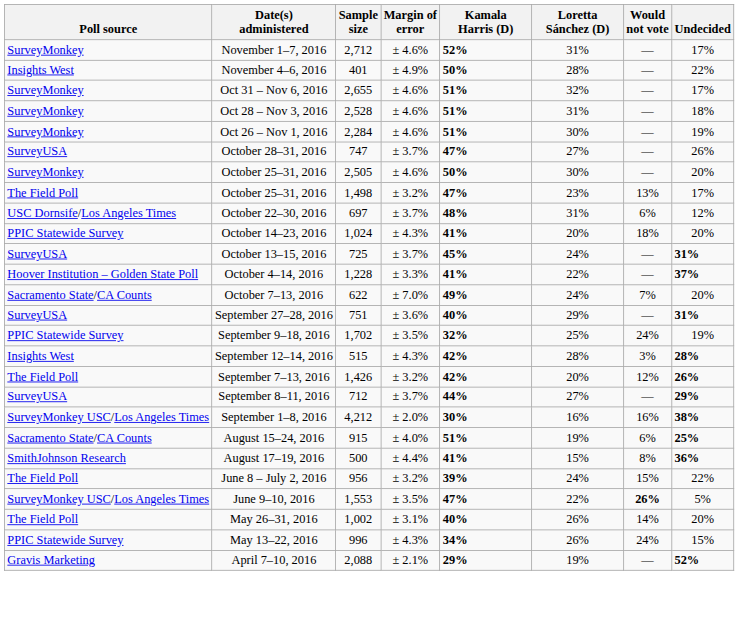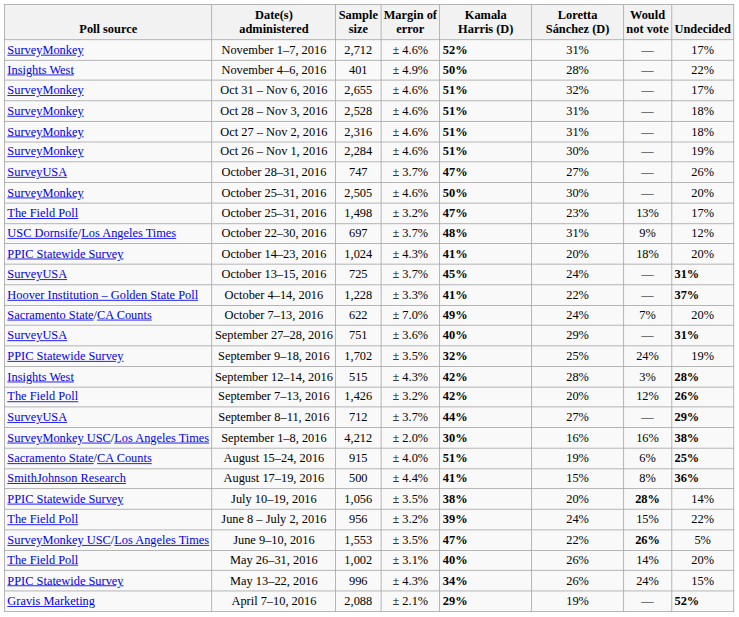+ row: (274, 131)
(648, 213) 6% -> (648, 233) 9%
+ row: (274, 499)
